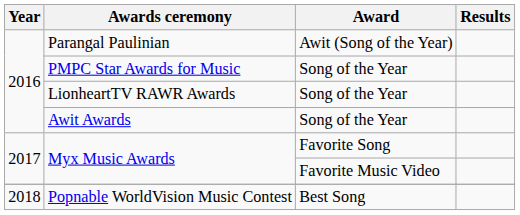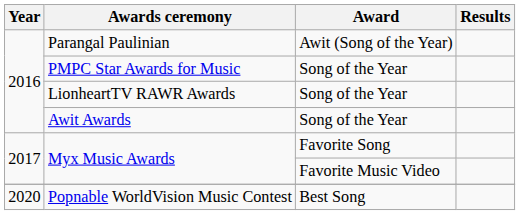(24, 196) 2018 -> (24, 196) 2020
